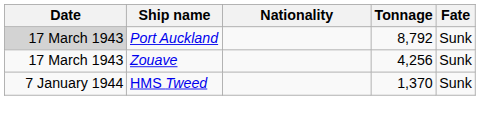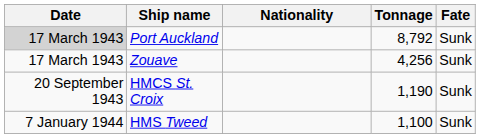+ row: (162, 91)
(415, 83) 1,370 -> (415, 122) 1,100
